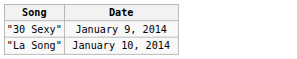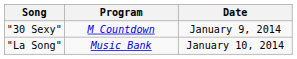+ column: (121, 13)
